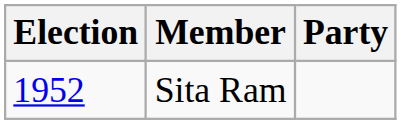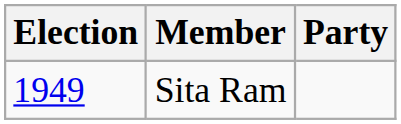(49, 89) 1952 -> (49, 89) 1949
